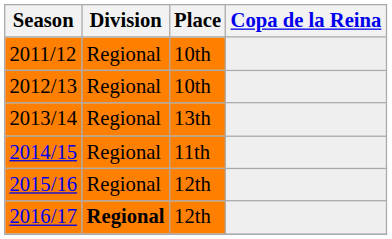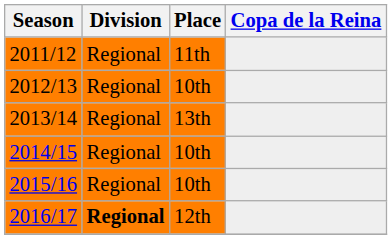(192, 53) 10th -> (192, 53) 11th
(192, 151) 11th -> (192, 151) 10th
(192, 184) 12th -> (192, 184) 10th
